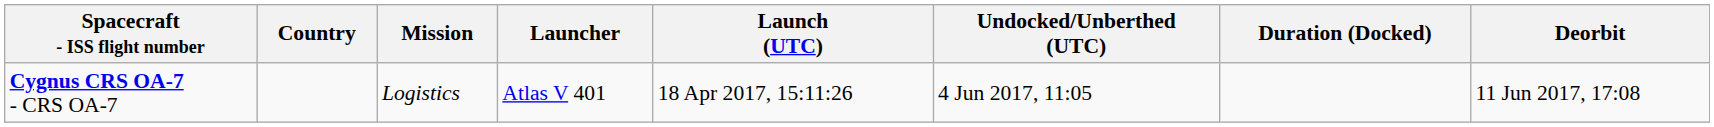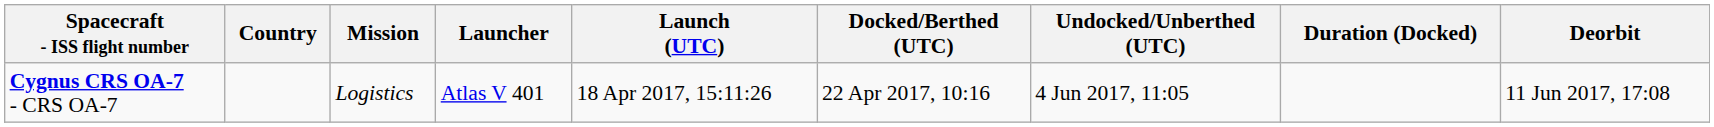+ column: (924, 33)
